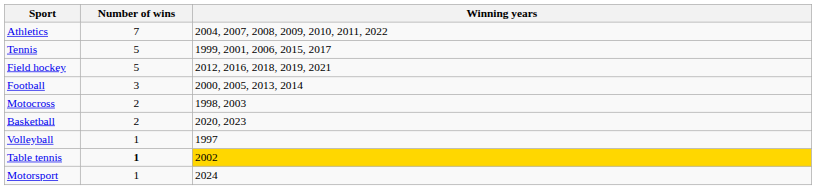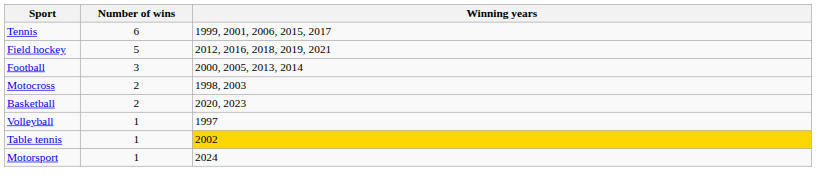- row: (27, 31)
(136, 49) 5 -> (136, 31) 6
(136, 157) bold -> (136, 139) normal
